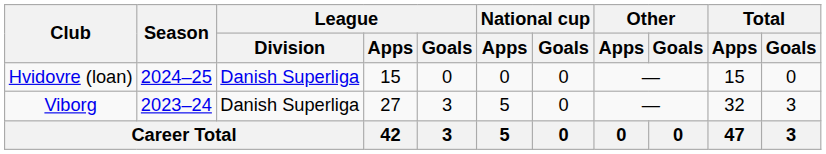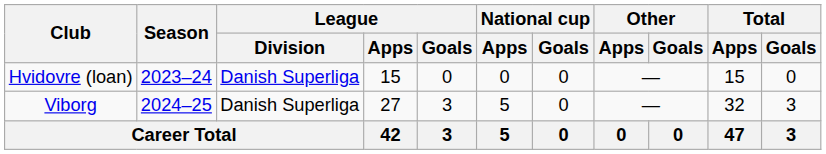(176, 76) 2024–25 -> (176, 76) 2023–24
(176, 105) 2023–24 -> (176, 105) 2024–25
